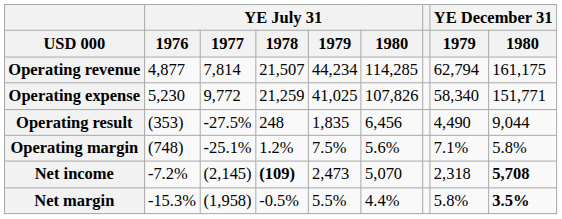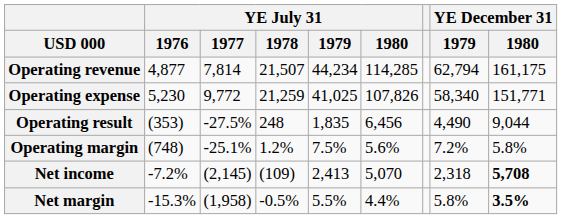(451, 148) 7.1% -> (451, 148) 7.2%
(277, 174) bold -> (277, 174) normal
(331, 174) 2,473 -> (331, 174) 2,413
